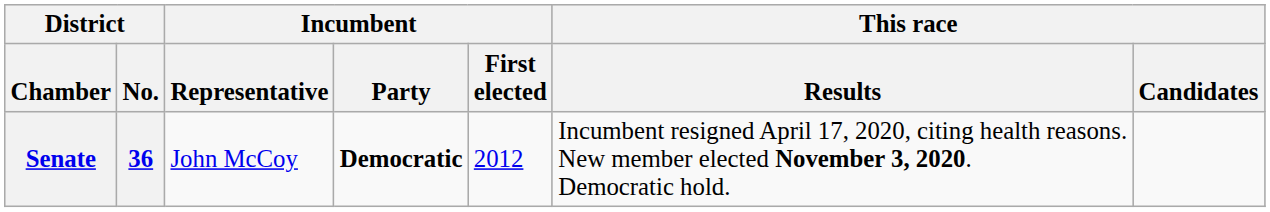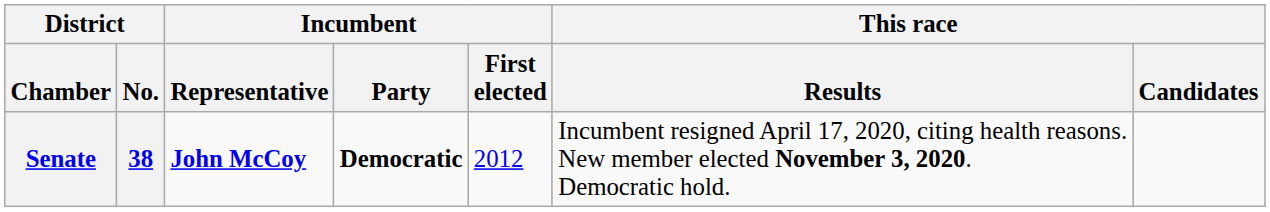(141, 158) 36 -> (141, 158) 38
(234, 158) normal -> (238, 158) bold
